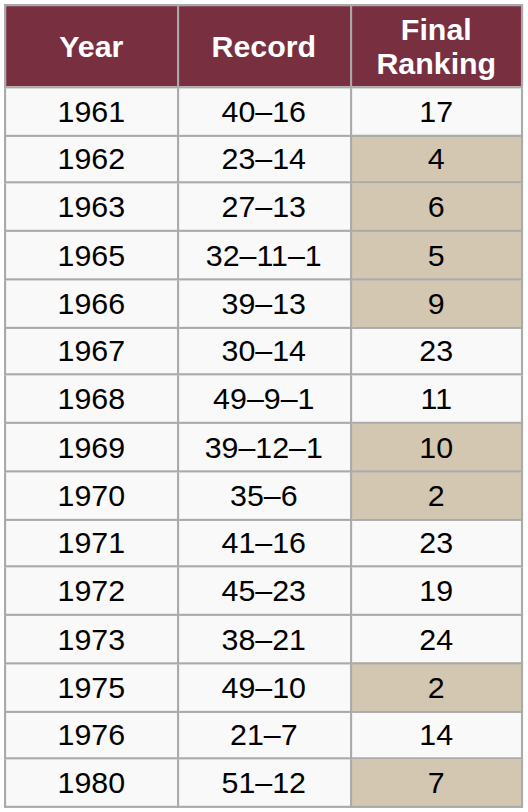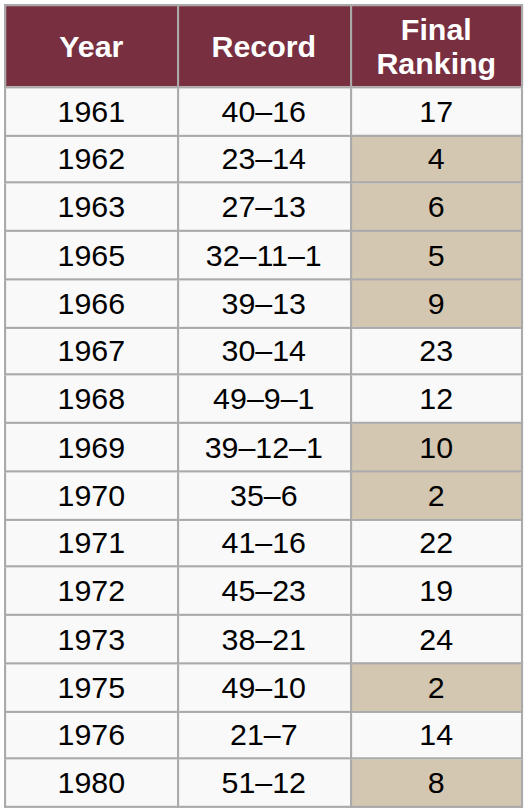(436, 399) 11 -> (436, 399) 12
(436, 543) 23 -> (436, 543) 22
(436, 783) 7 -> (436, 783) 8
